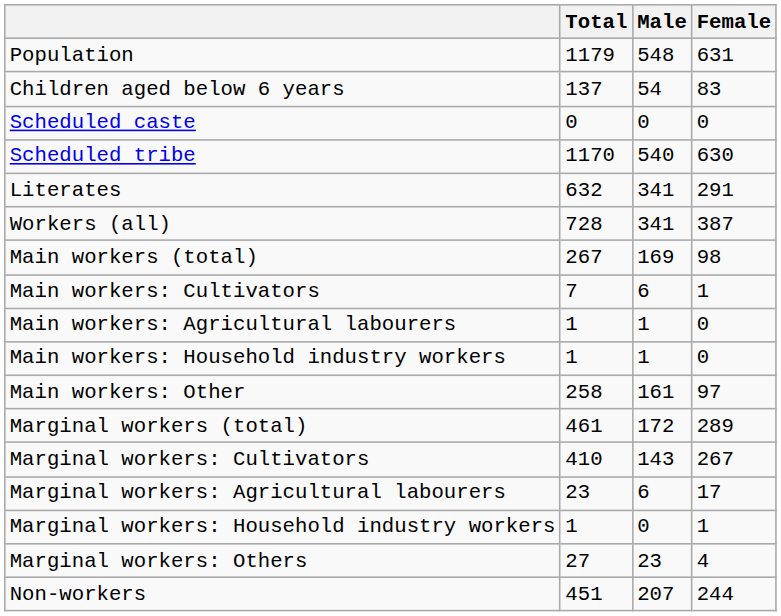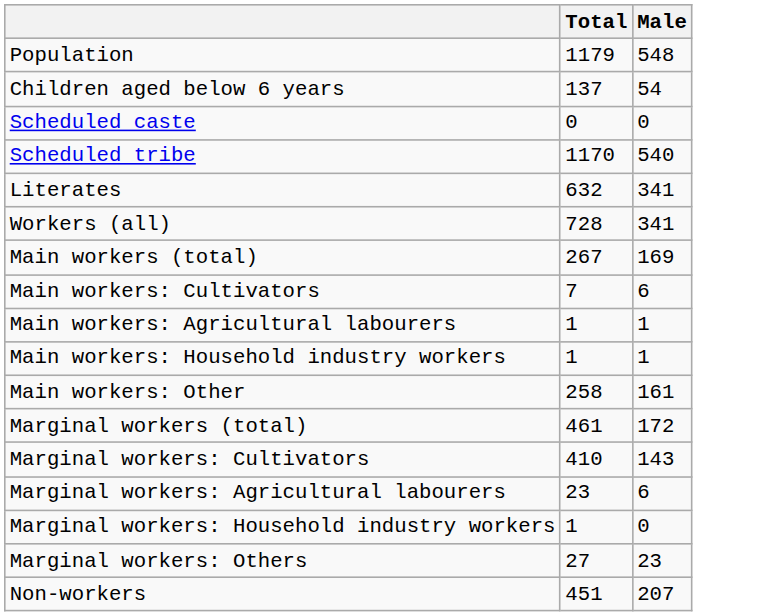- column: (734, 22)
